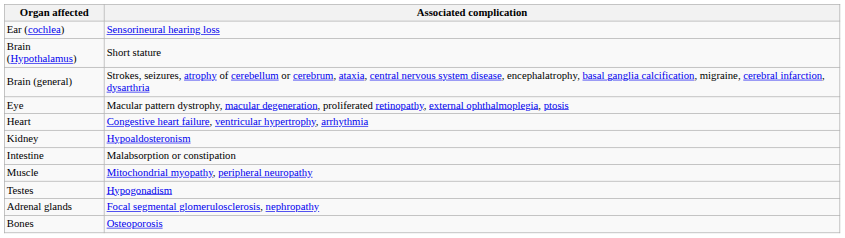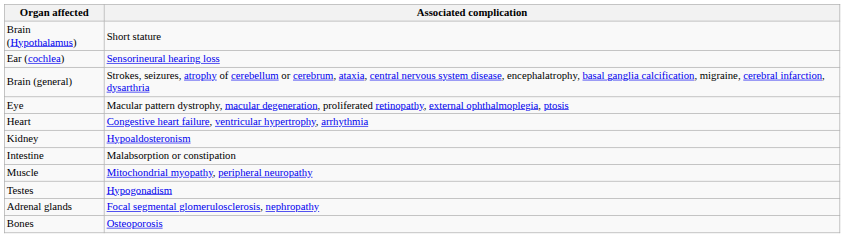rows swapped: (36, 30) <-> (42, 53)
